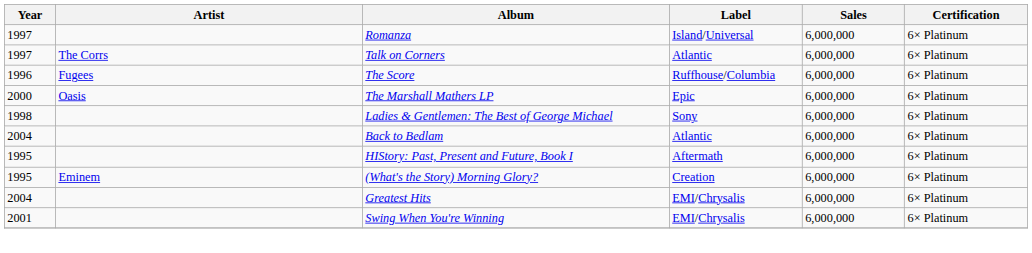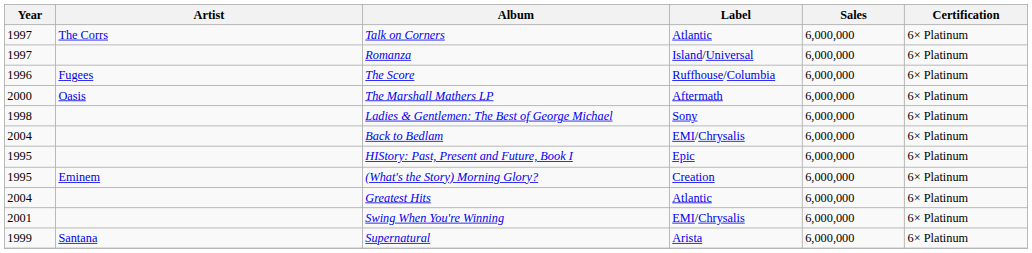rows swapped: (388, 35) <-> (405, 55)
(683, 96) Epic -> (697, 96) Aftermath
(692, 136) Atlantic -> (708, 136) EMI/Chrysalis
(697, 156) Aftermath -> (683, 156) Epic
(708, 197) EMI/Chrysalis -> (692, 197) Atlantic
+ row: (398, 238)
